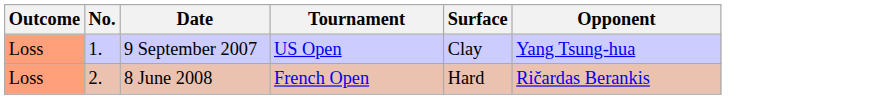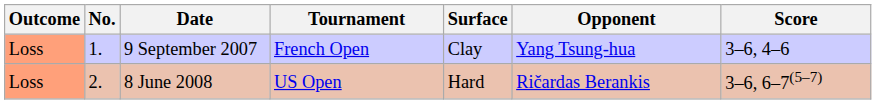+ column: (796, 18)
(308, 48) US Open -> (322, 48) French Open
(322, 78) French Open -> (308, 80) US Open
